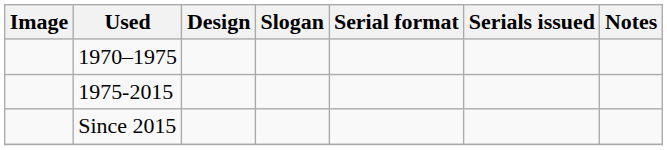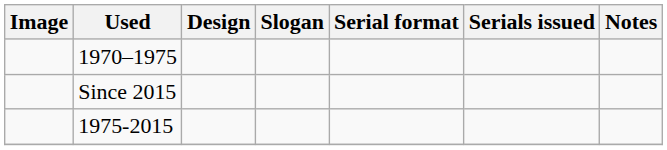rows swapped: (126, 91) <-> (127, 126)
